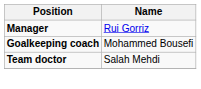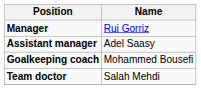+ row: (52, 44)
